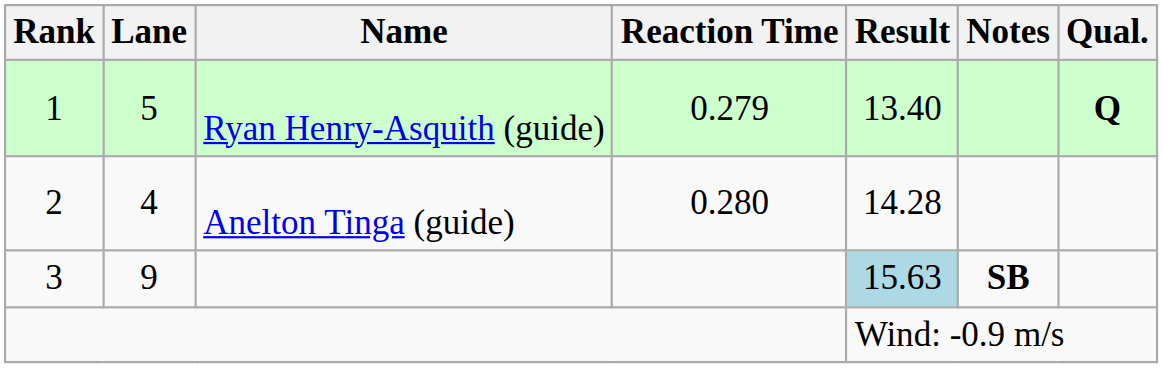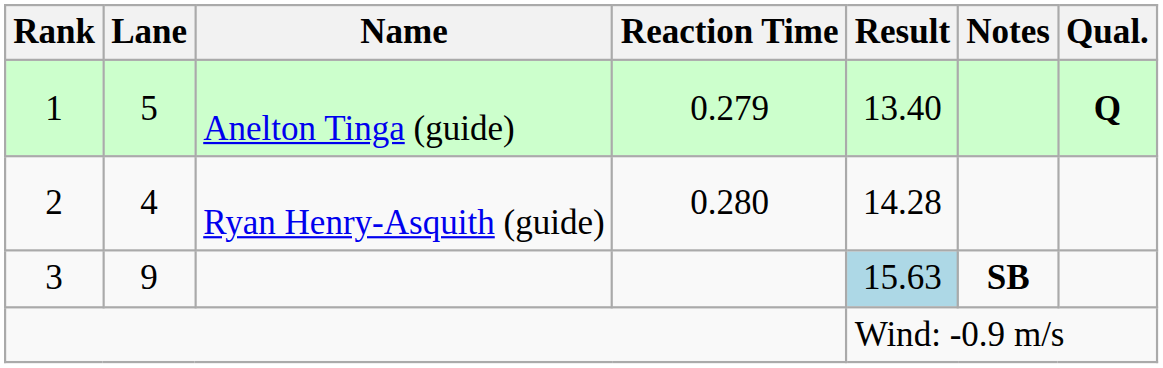(404, 127) Ryan Henry-Asquith (guide) -> (359, 127) Anelton Tinga (guide)
(359, 222) Anelton Tinga (guide) -> (404, 222) Ryan Henry-Asquith (guide)
